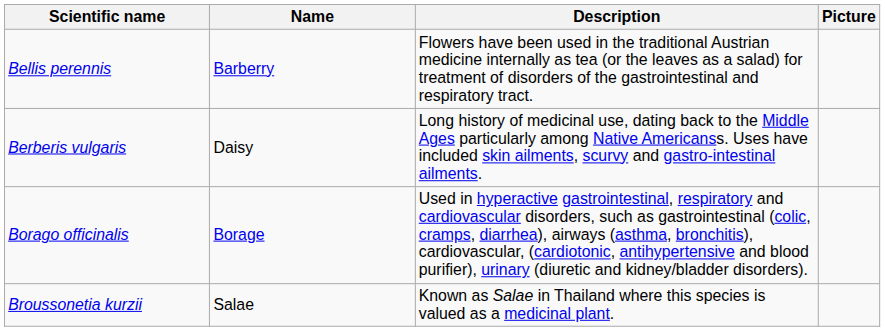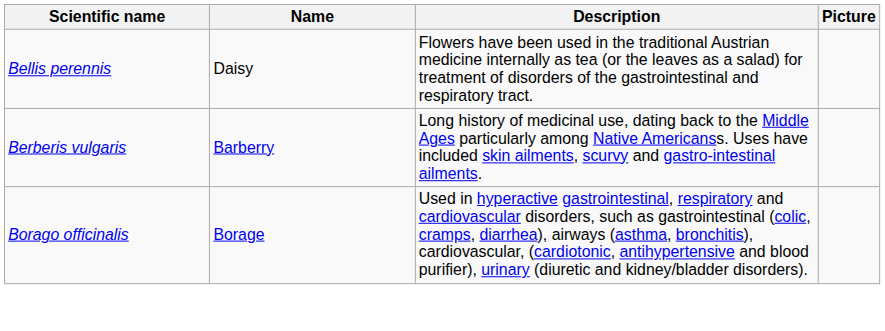(244, 68) Barberry -> (233, 68) Daisy
(233, 147) Daisy -> (244, 147) Barberry
- row: (75, 304)
